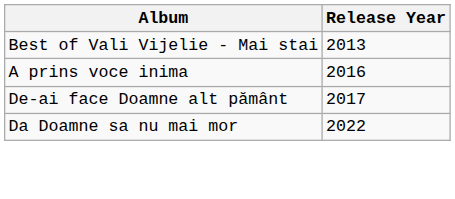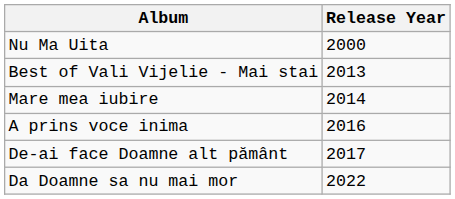+ row: (59, 45)
+ row: (83, 100)
